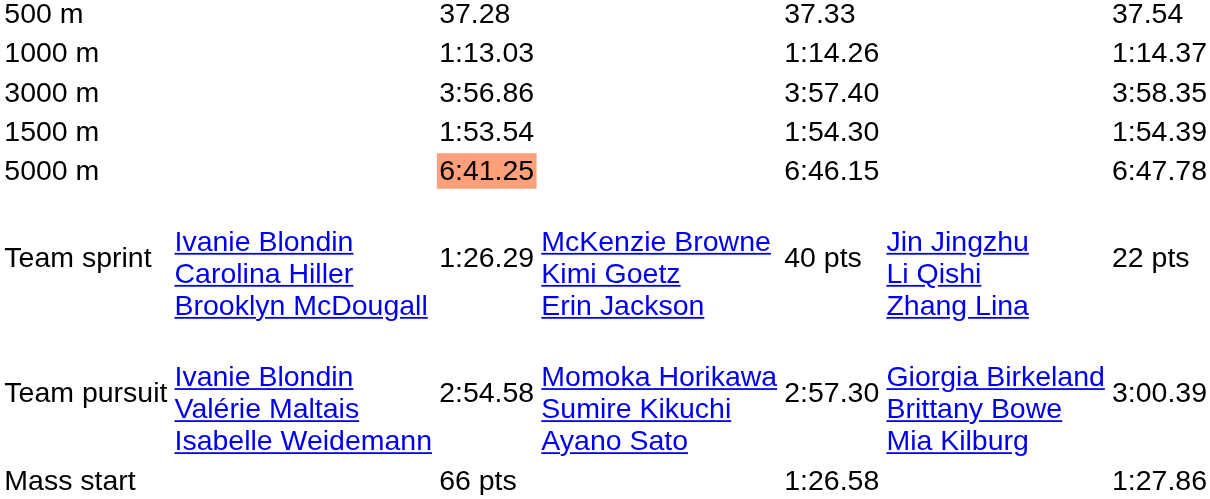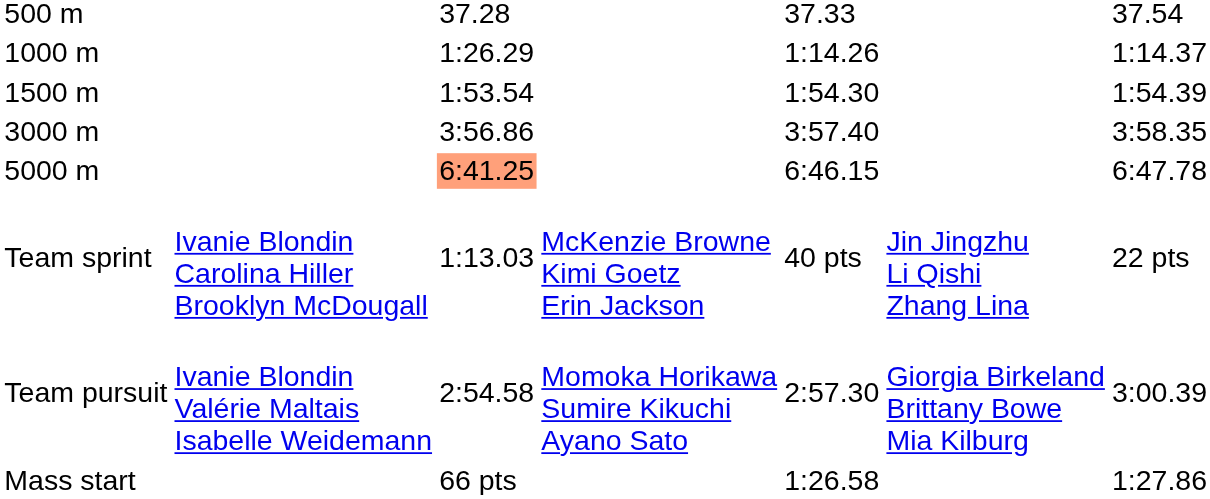(487, 53) 1:13.03 -> (487, 53) 1:26.29
rows swapped: (52, 131) <-> (52, 92)
(487, 257) 1:26.29 -> (487, 257) 1:13.03
